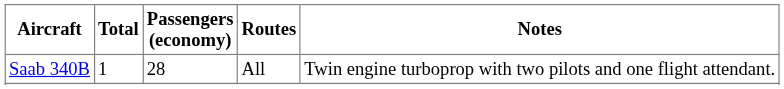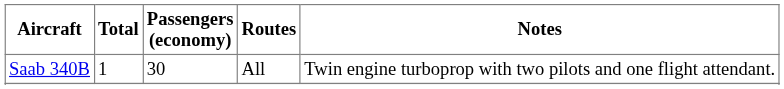(156, 68) 28 -> (156, 68) 30
